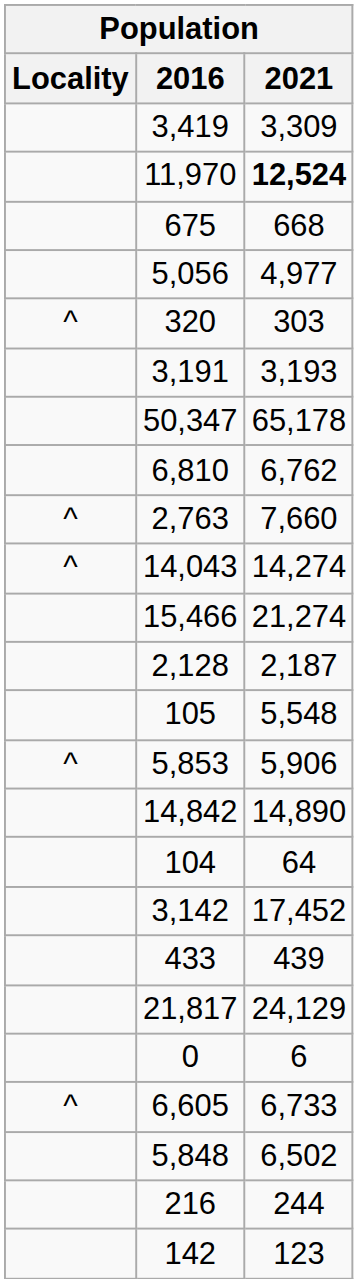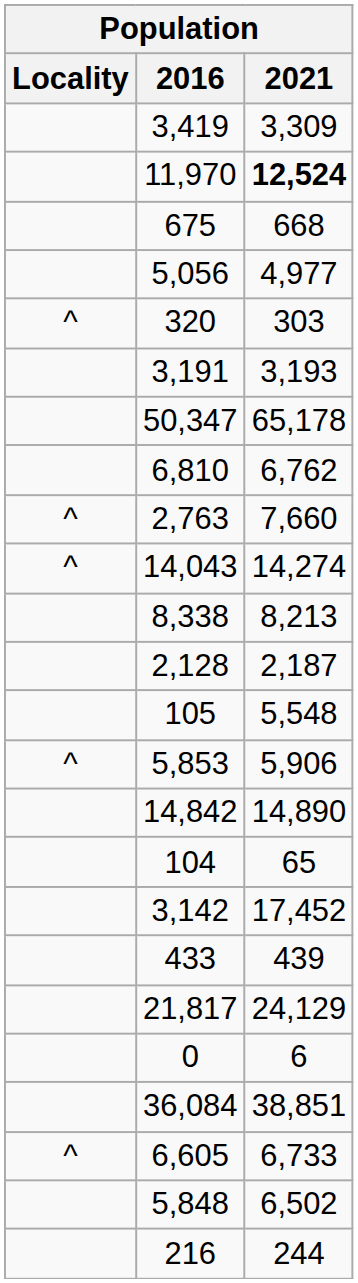+ row: (190, 616)
- row: (190, 616)
(299, 861) 64 -> (299, 861) 65
+ row: (190, 1106)
- row: (190, 1253)
